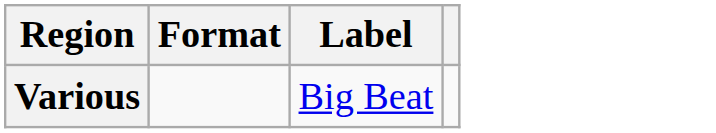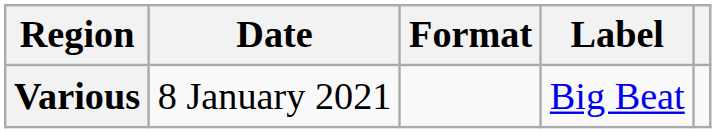+ column: (275, 34)
